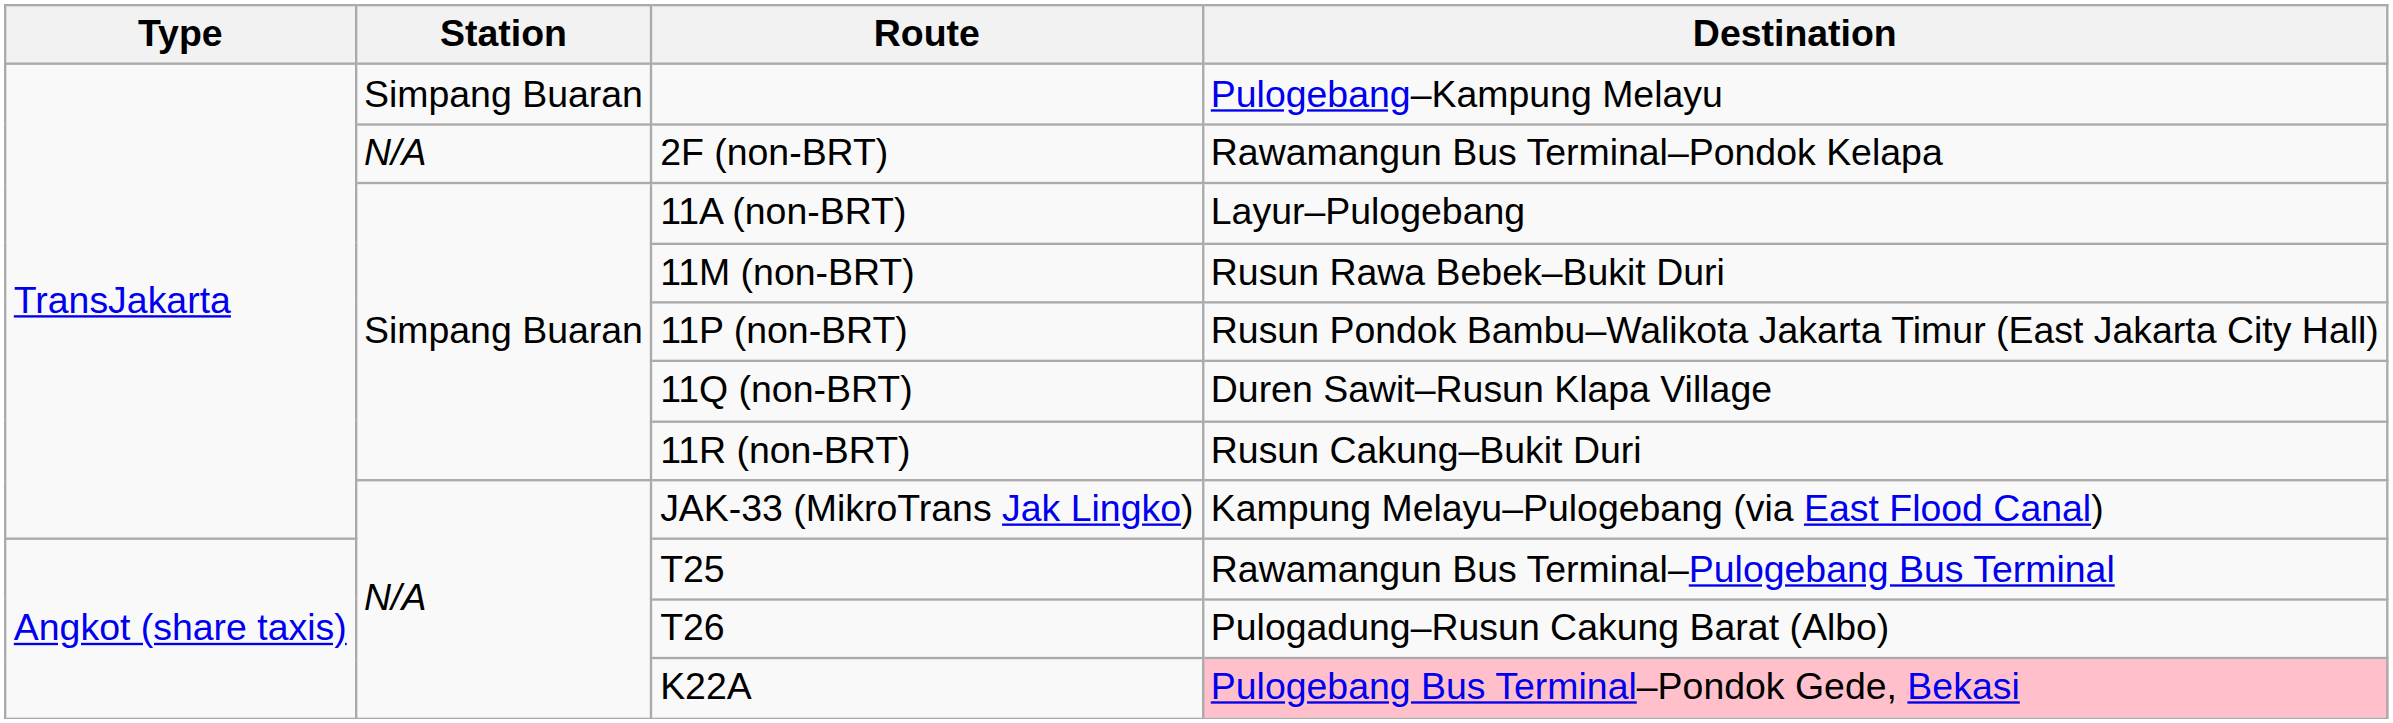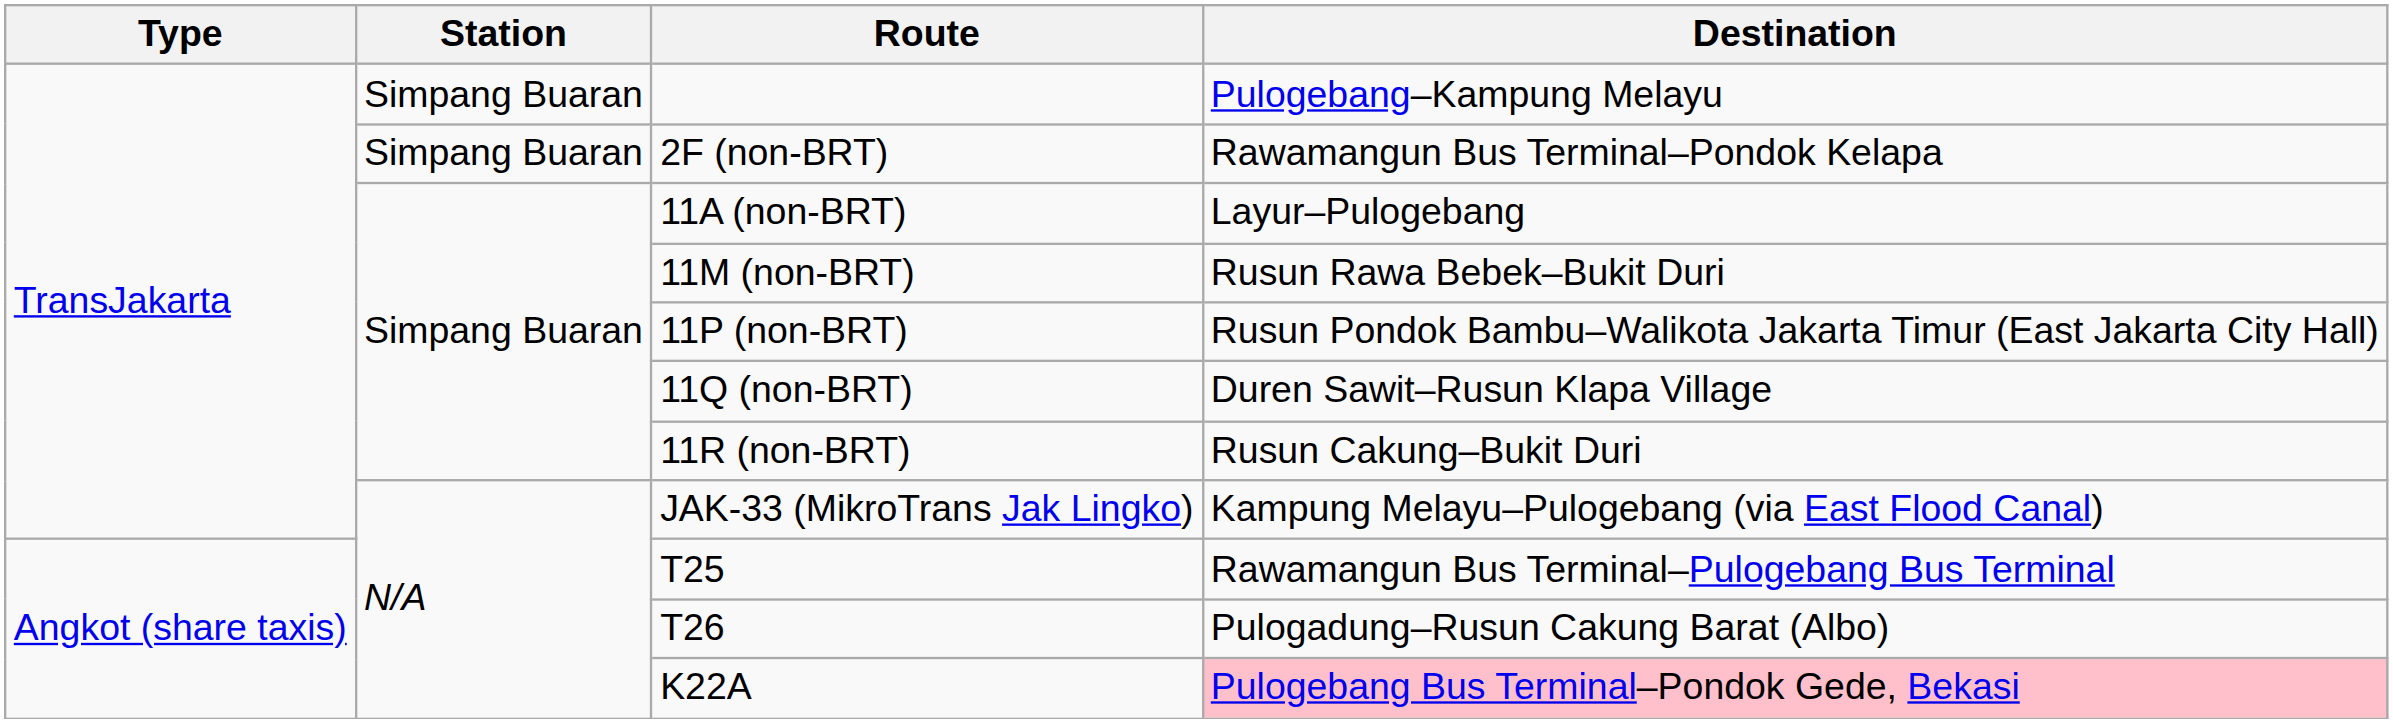(395, 152) N/A -> (503, 152) Simpang Buaran
